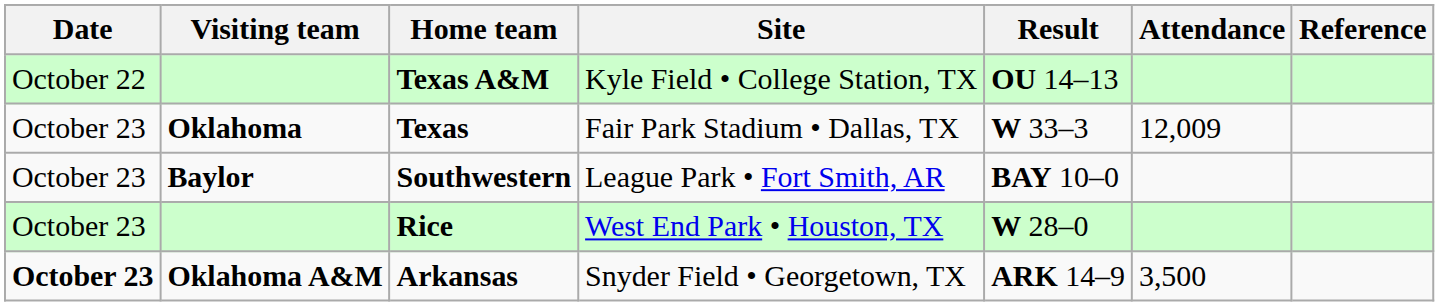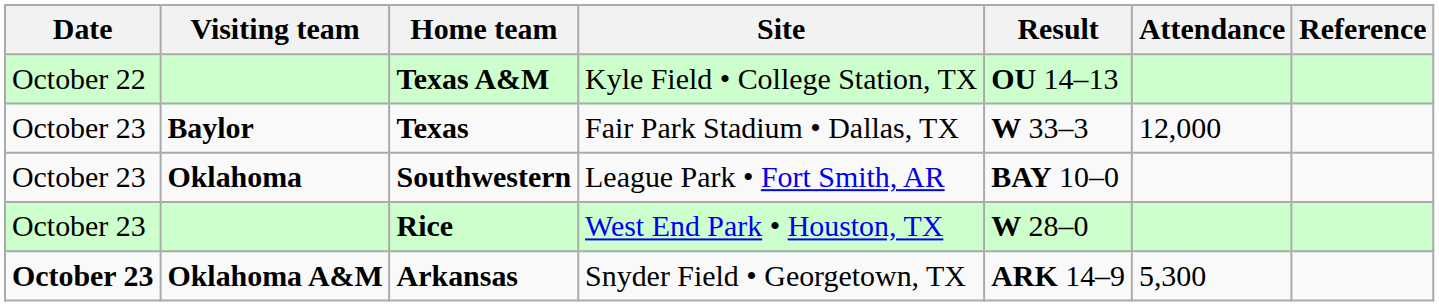(235, 128) Oklahoma -> (211, 128) Baylor
(1180, 128) 12,009 -> (1180, 128) 12,000
(211, 177) Baylor -> (235, 177) Oklahoma
(1173, 276) 3,500 -> (1173, 276) 5,300
